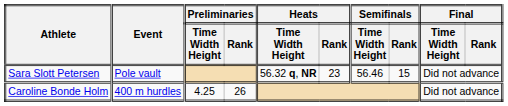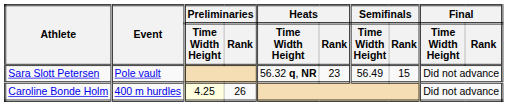(370, 74) 56.46 -> (370, 74) 56.49
(205, 92) no background -> (205, 92) lightyellow background
